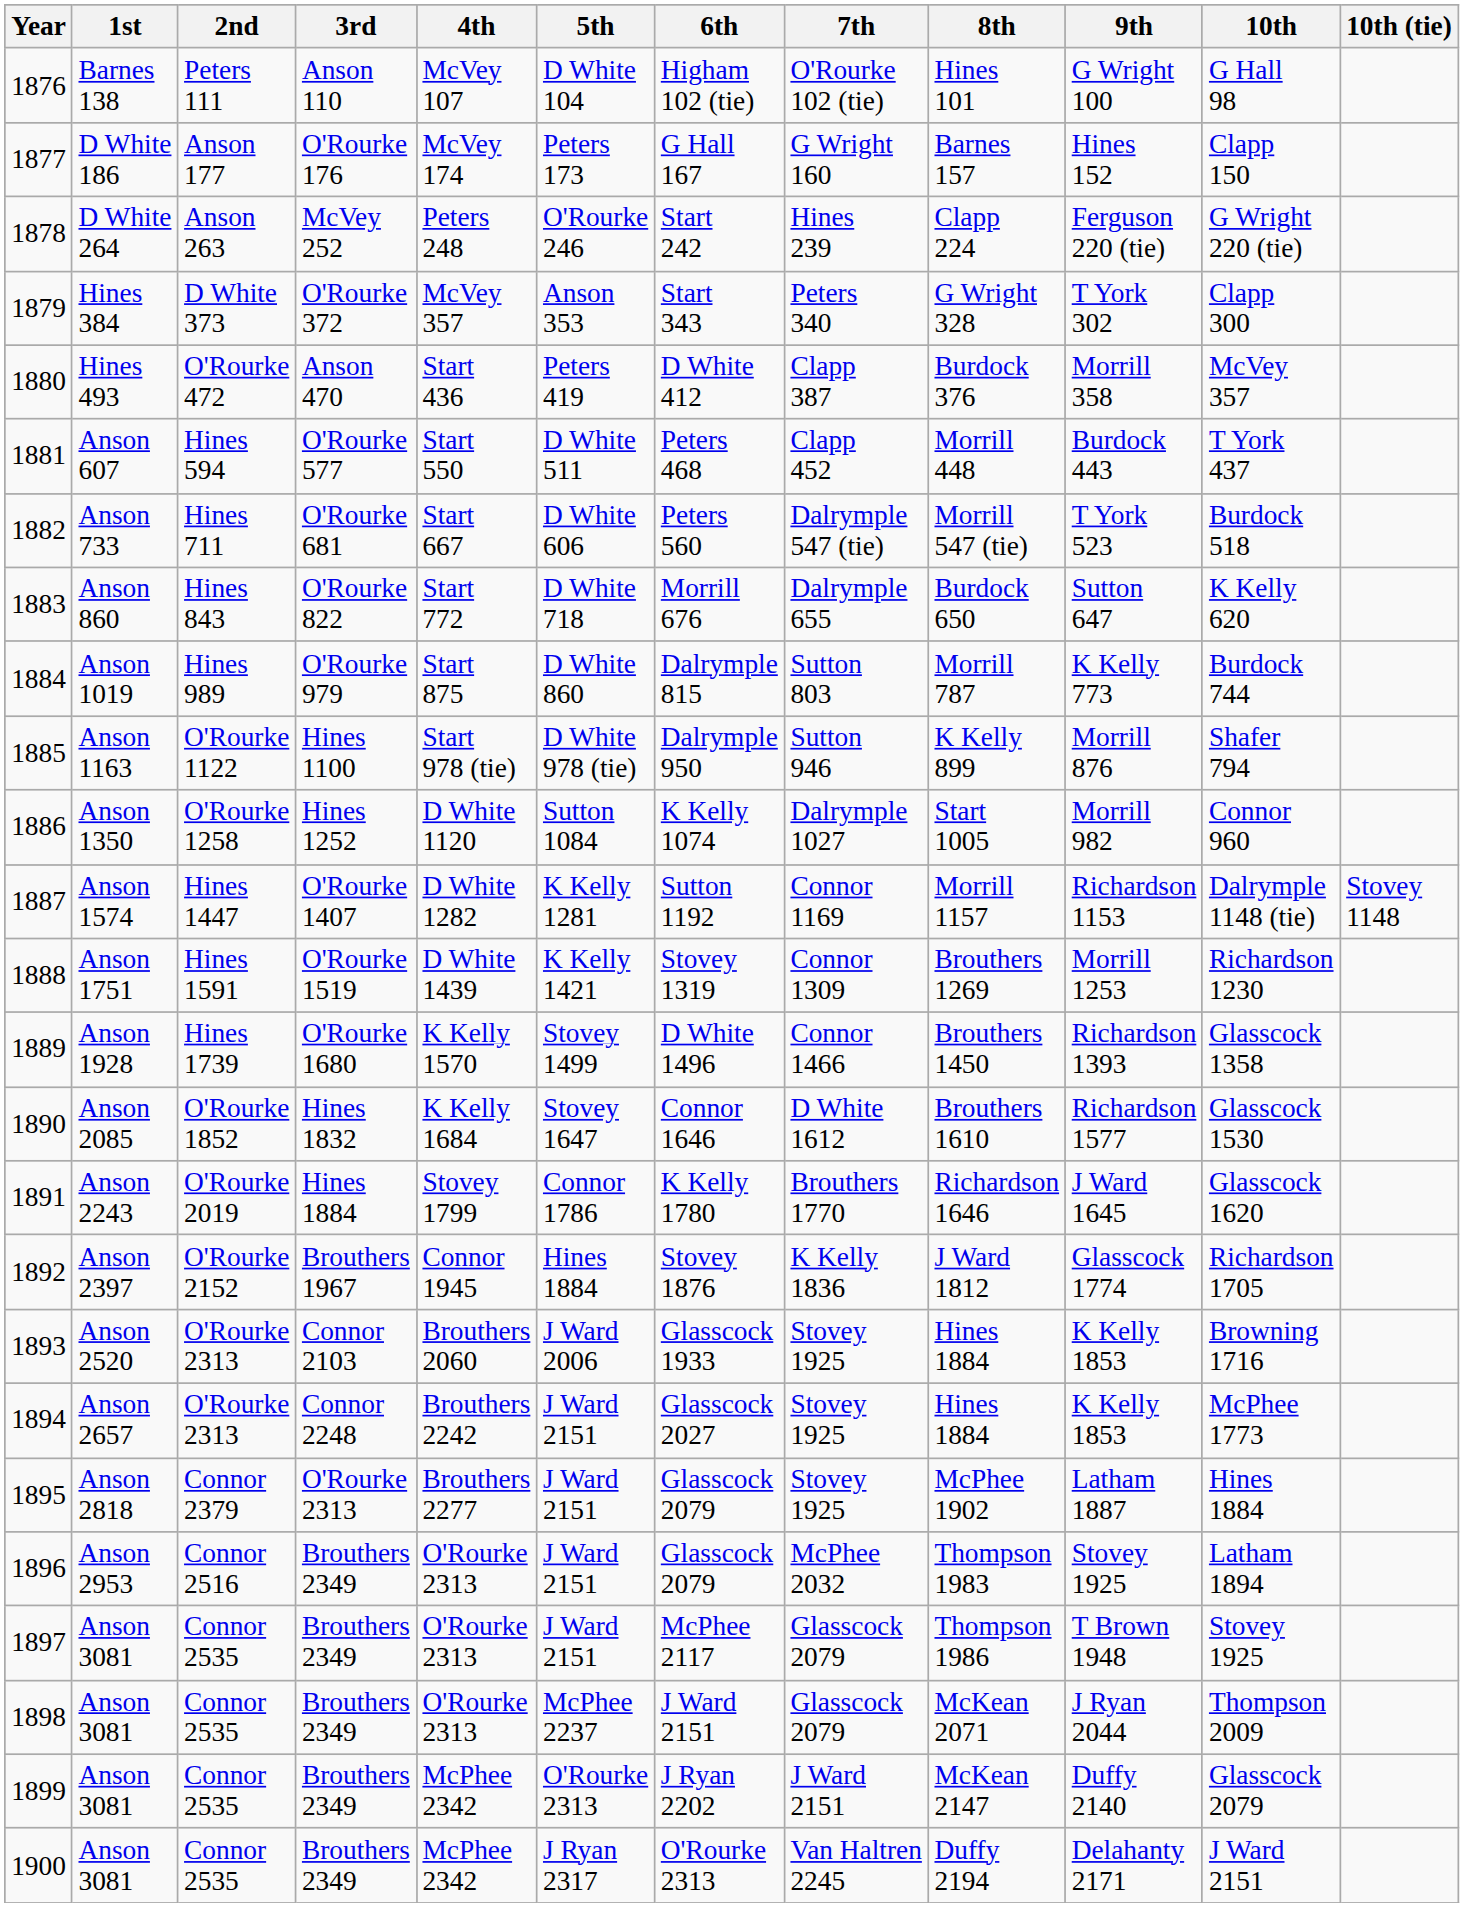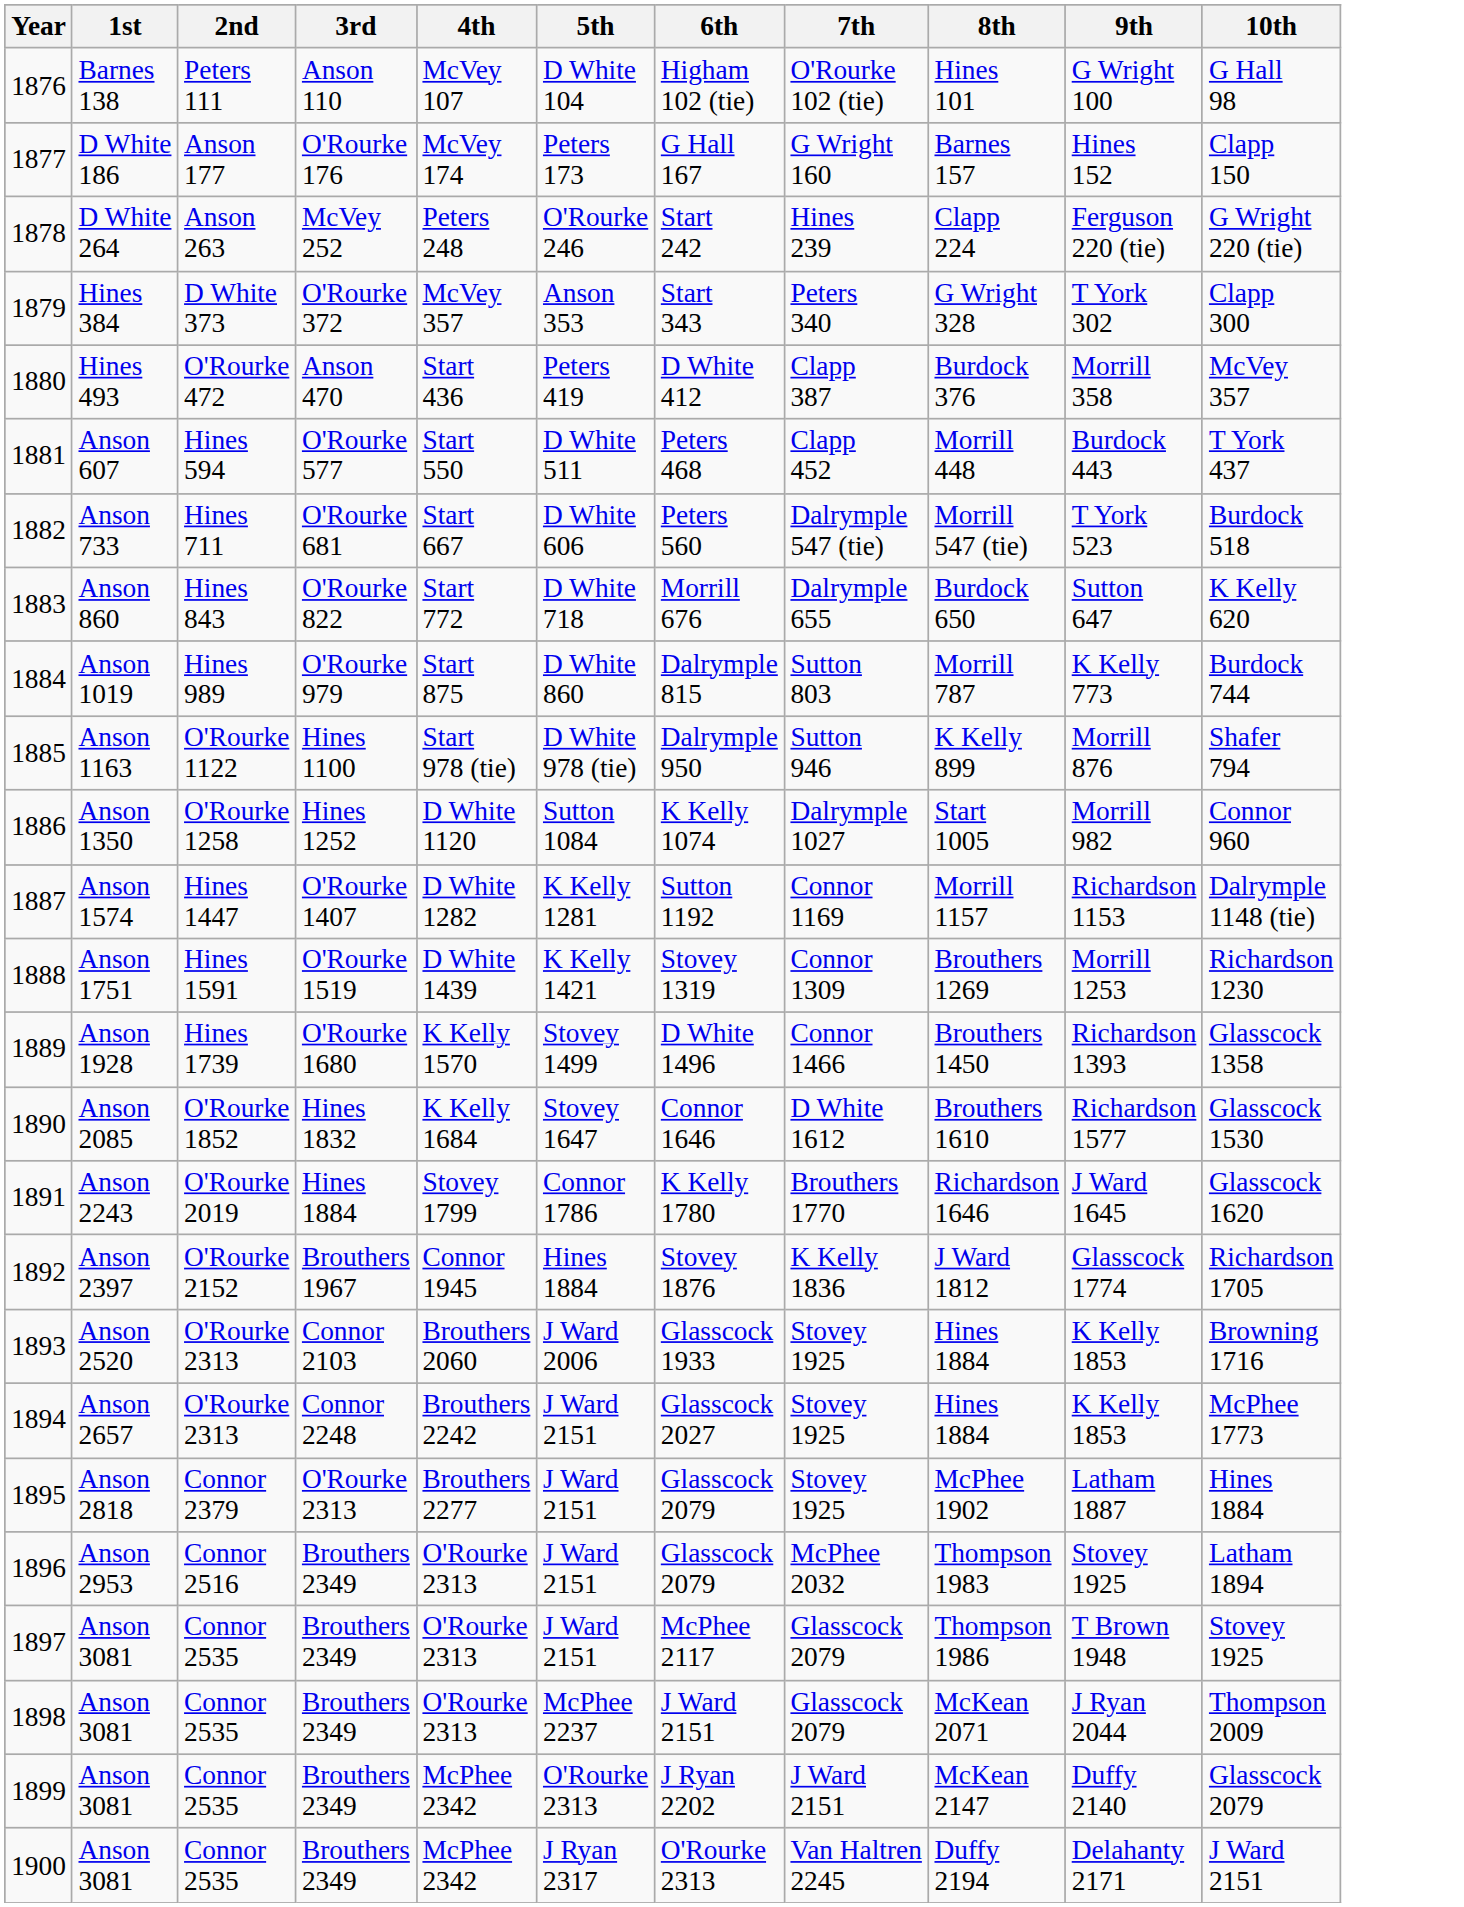- column: (1399, 26)
